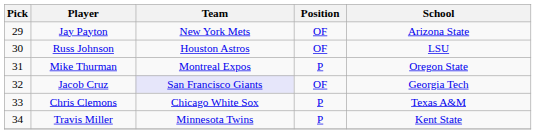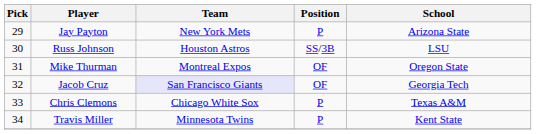(320, 31) OF -> (320, 31) P
(320, 48) OF -> (320, 48) SS/3B
(320, 66) P -> (320, 66) OF
